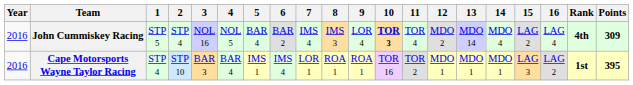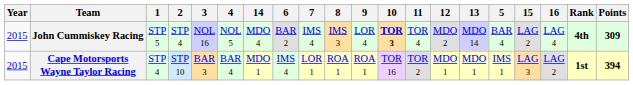columns swapped: (257, 13) <-> (500, 13)
(17, 36) 2016 -> (17, 36) 2015
(17, 66) 2016 -> (17, 66) 2015
(612, 66) 395 -> (612, 66) 394
